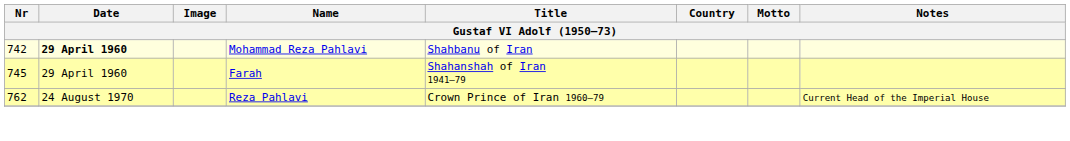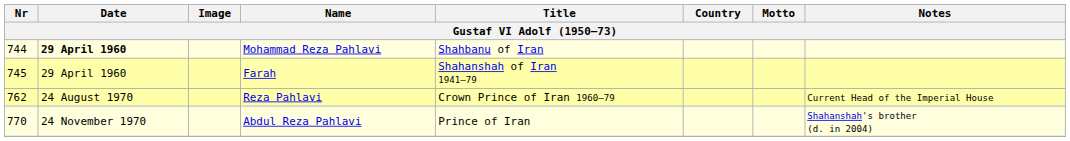(17, 49) 742 -> (17, 49) 744
+ row: (302, 121)
